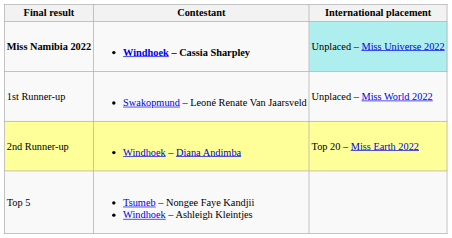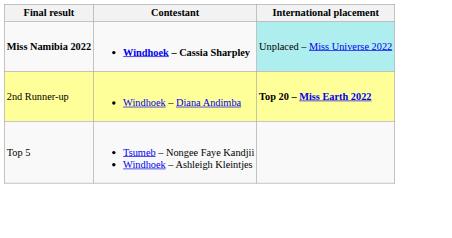- row: (36, 96)
(365, 146) normal -> (315, 96) bold
